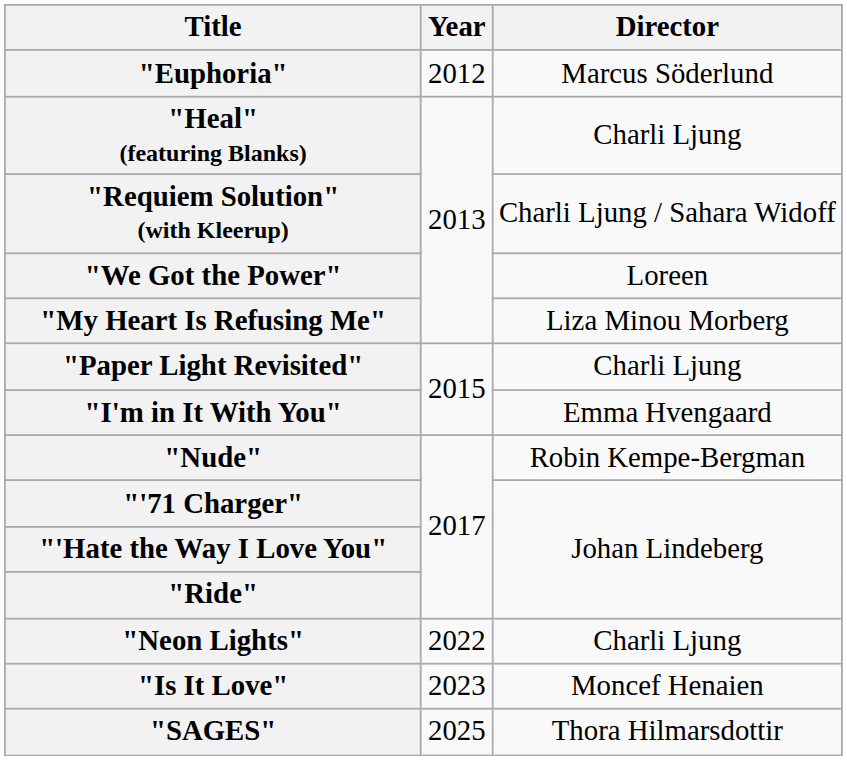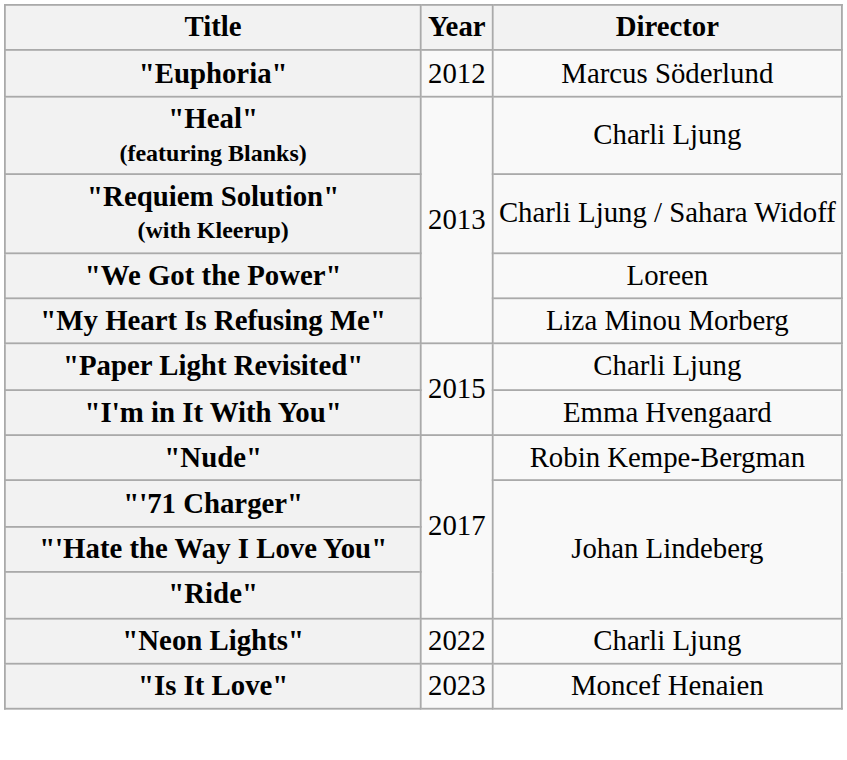- row: (213, 731)
